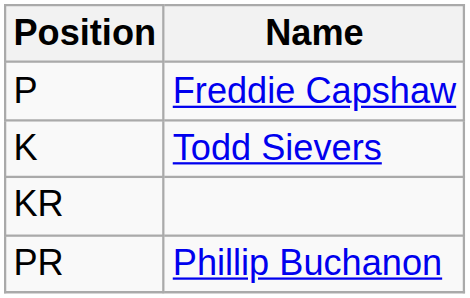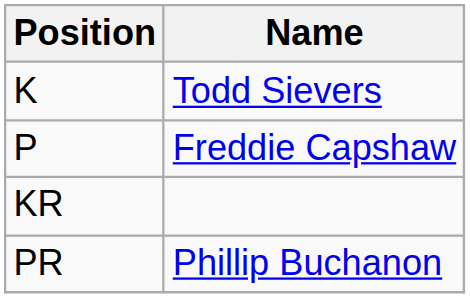rows swapped: (26, 147) <-> (26, 90)
